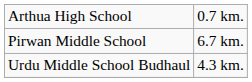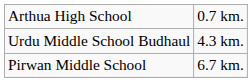rows swapped: (99, 65) <-> (77, 41)
